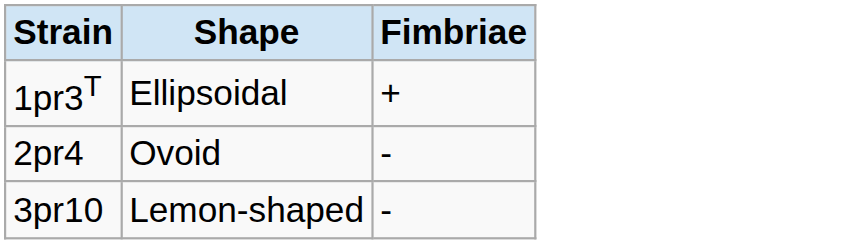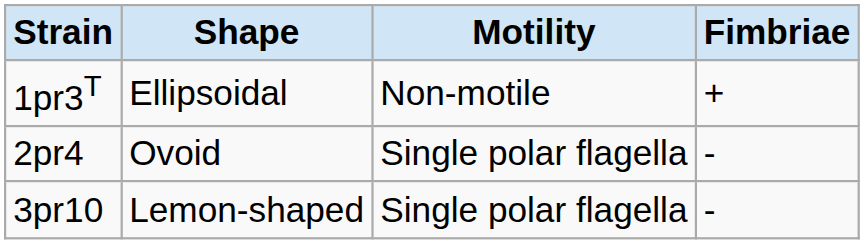+ column: (534, 32)
